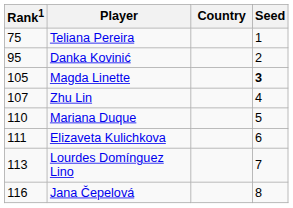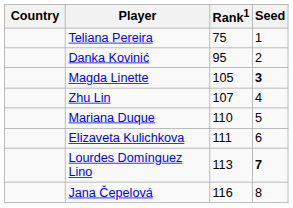columns swapped: (222, 16) <-> (26, 16)
(259, 165) normal -> (259, 165) bold
